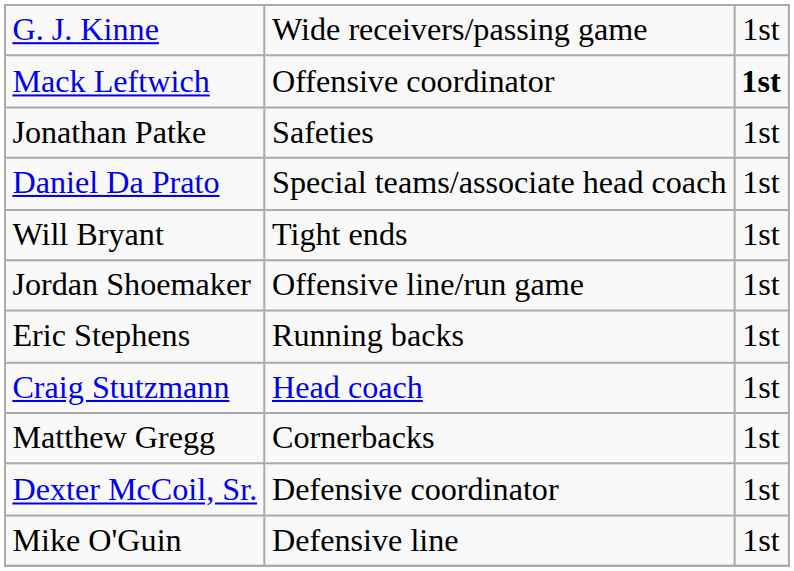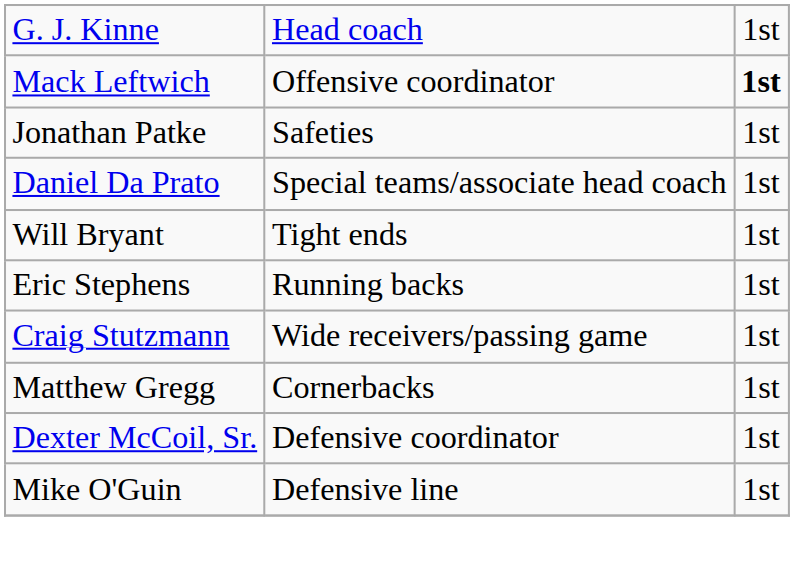(460, 30) Wide receivers/passing game -> (347, 30) Head coach
- row: (132, 285)
(347, 387) Head coach -> (460, 336) Wide receivers/passing game
